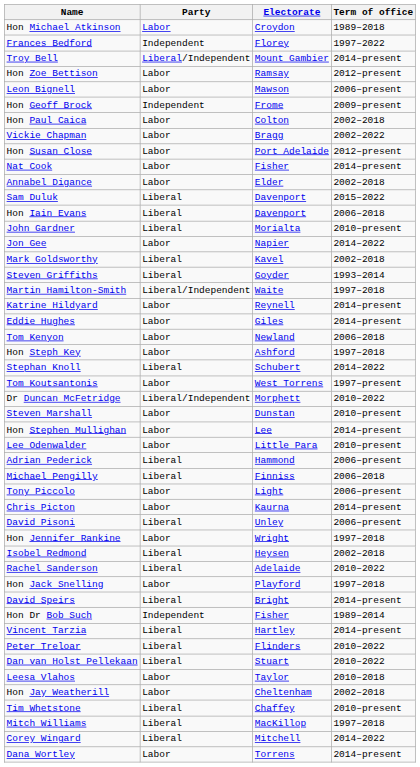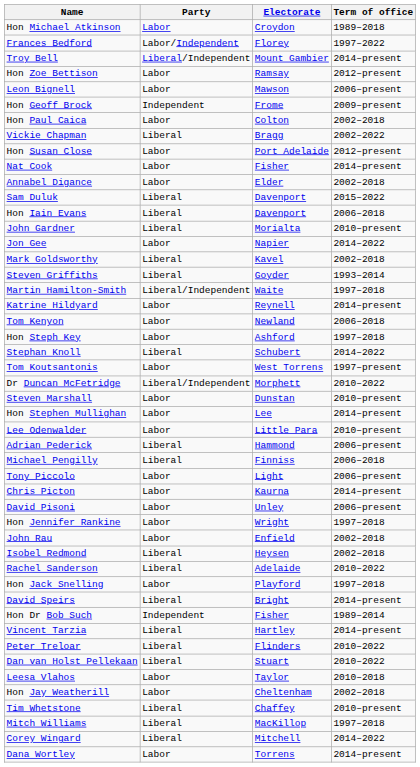(173, 43) Independent -> (191, 43) Labor/Independent
(156, 136) Labor -> (162, 136) Liberal
- row: (41, 321)
(162, 523) Liberal -> (156, 507) Labor
+ row: (29, 538)
